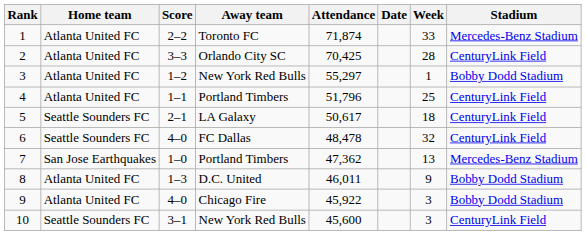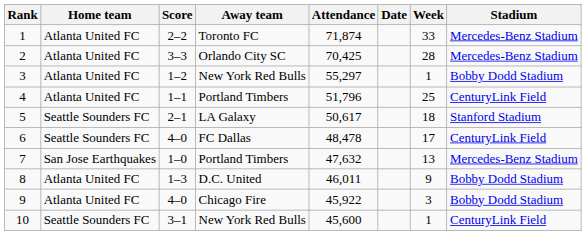(498, 55) CenturyLink Field -> (514, 55) Mercedes-Benz Stadium
(498, 117) CenturyLink Field -> (496, 117) Stanford Stadium
(429, 138) 32 -> (429, 138) 17
(344, 158) 47,362 -> (344, 158) 47,632
(429, 220) 3 -> (429, 220) 1
